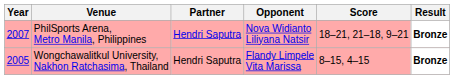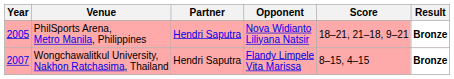(18, 34) 2007 -> (18, 34) 2005
(18, 61) 2005 -> (18, 61) 2007
